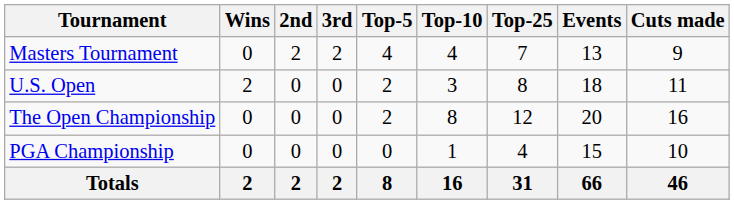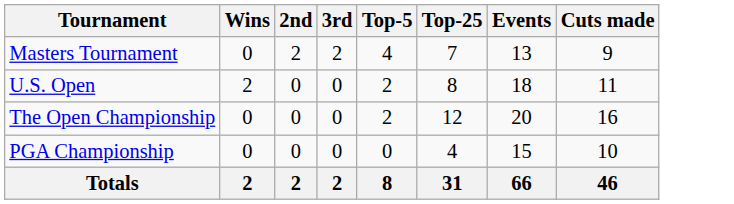- column: (452, 20)
